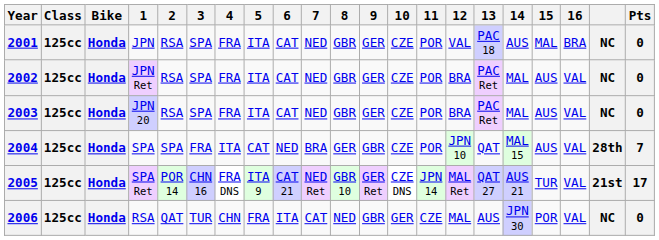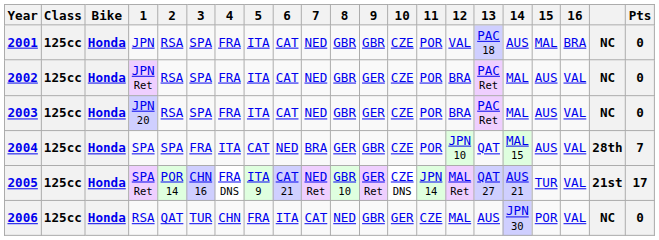(373, 43) GER -> (373, 43) GBR
